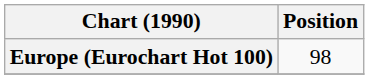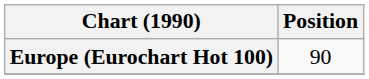(321, 56) 98 -> (321, 56) 90
